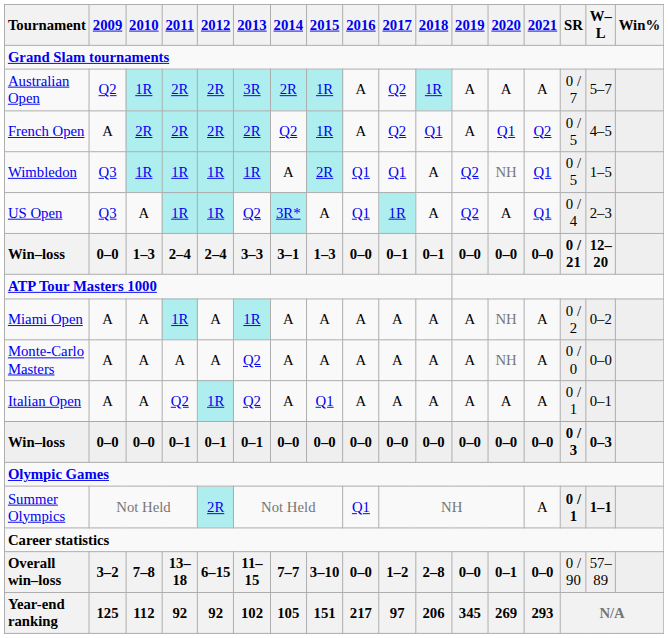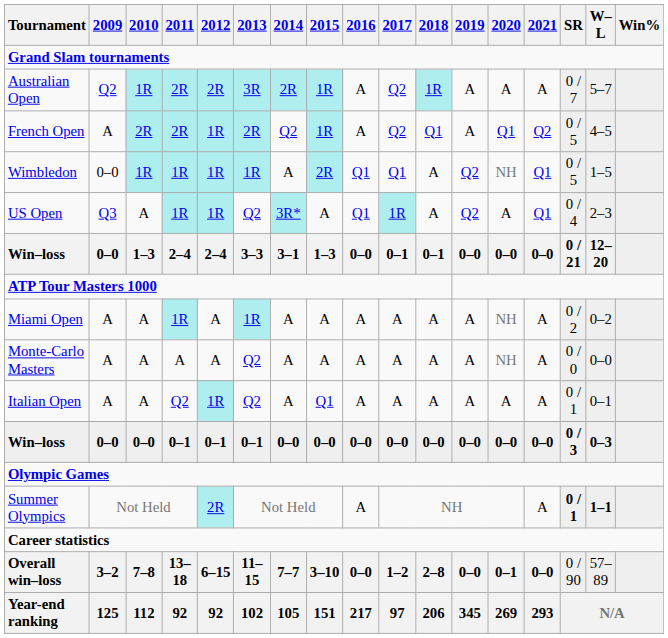(216, 130) 2R -> (216, 130) 1R
(108, 171) Q3 -> (108, 171) 0–0
(361, 506) Q1 -> (361, 506) A
